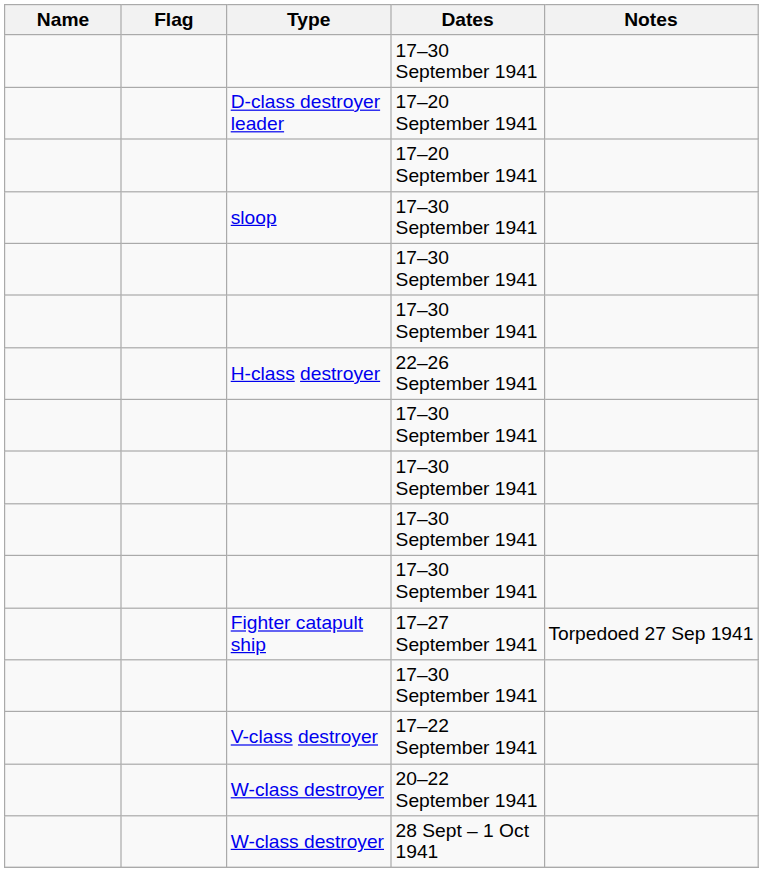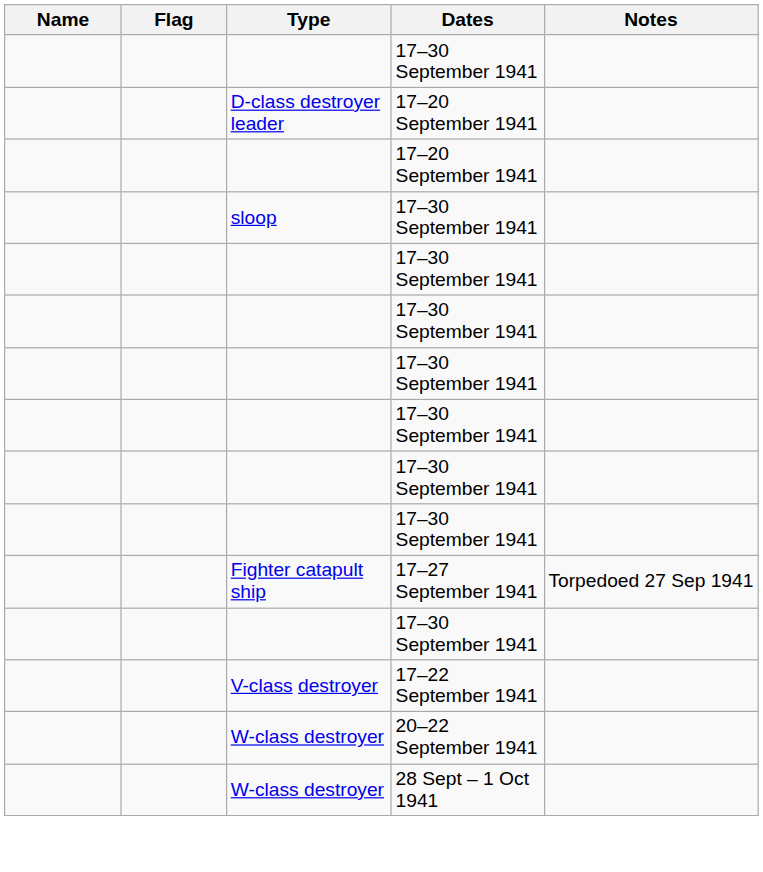- row: (305, 373)
